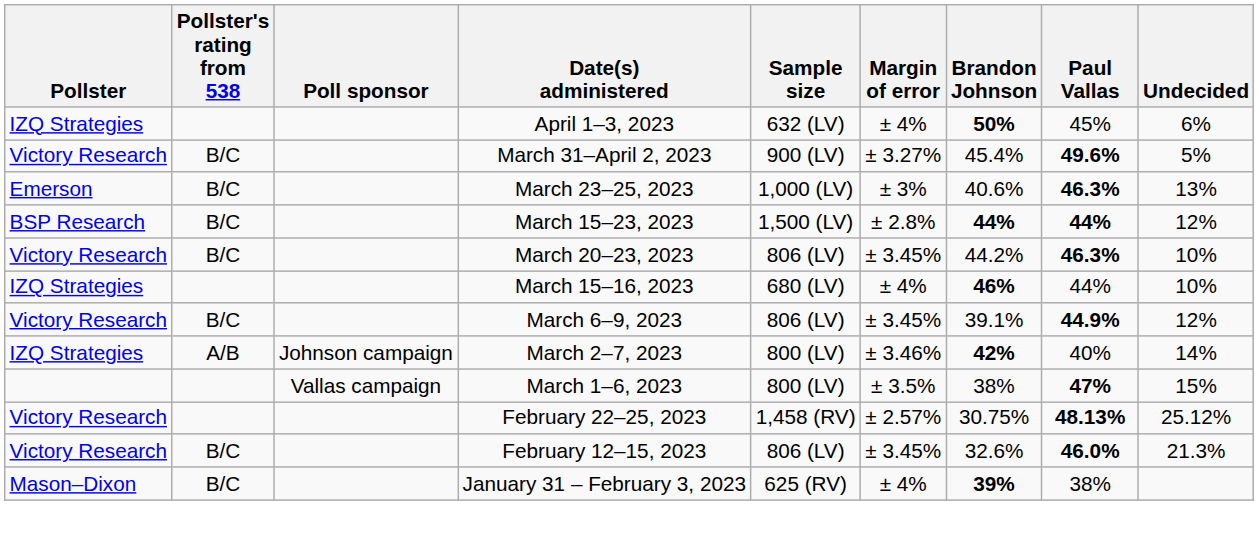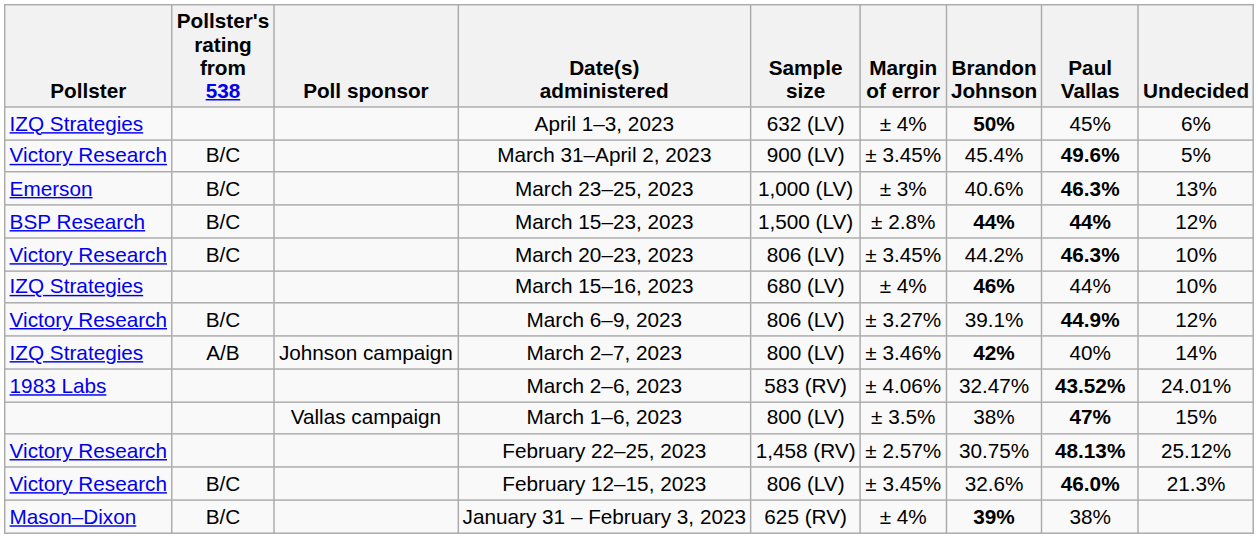(903, 156) ± 3.27% -> (903, 156) ± 3.45%
(903, 320) ± 3.45% -> (903, 320) ± 3.27%
+ row: (604, 385)
